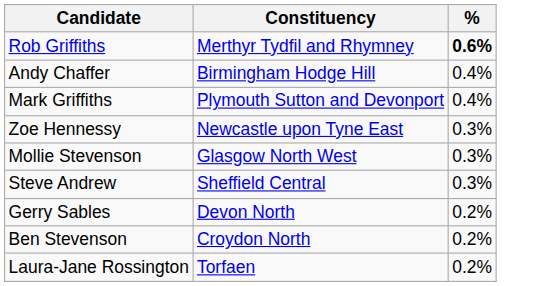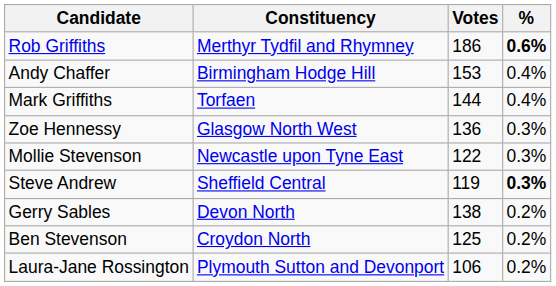+ column: (475, 18)
(321, 101) Plymouth Sutton and Devonport -> (226, 101) Torfaen
(300, 128) Newcastle upon Tyne East -> (277, 128) Glasgow North West
(277, 156) Glasgow North West -> (300, 156) Newcastle upon Tyne East
(472, 184) normal -> (526, 184) bold
(226, 267) Torfaen -> (321, 267) Plymouth Sutton and Devonport
